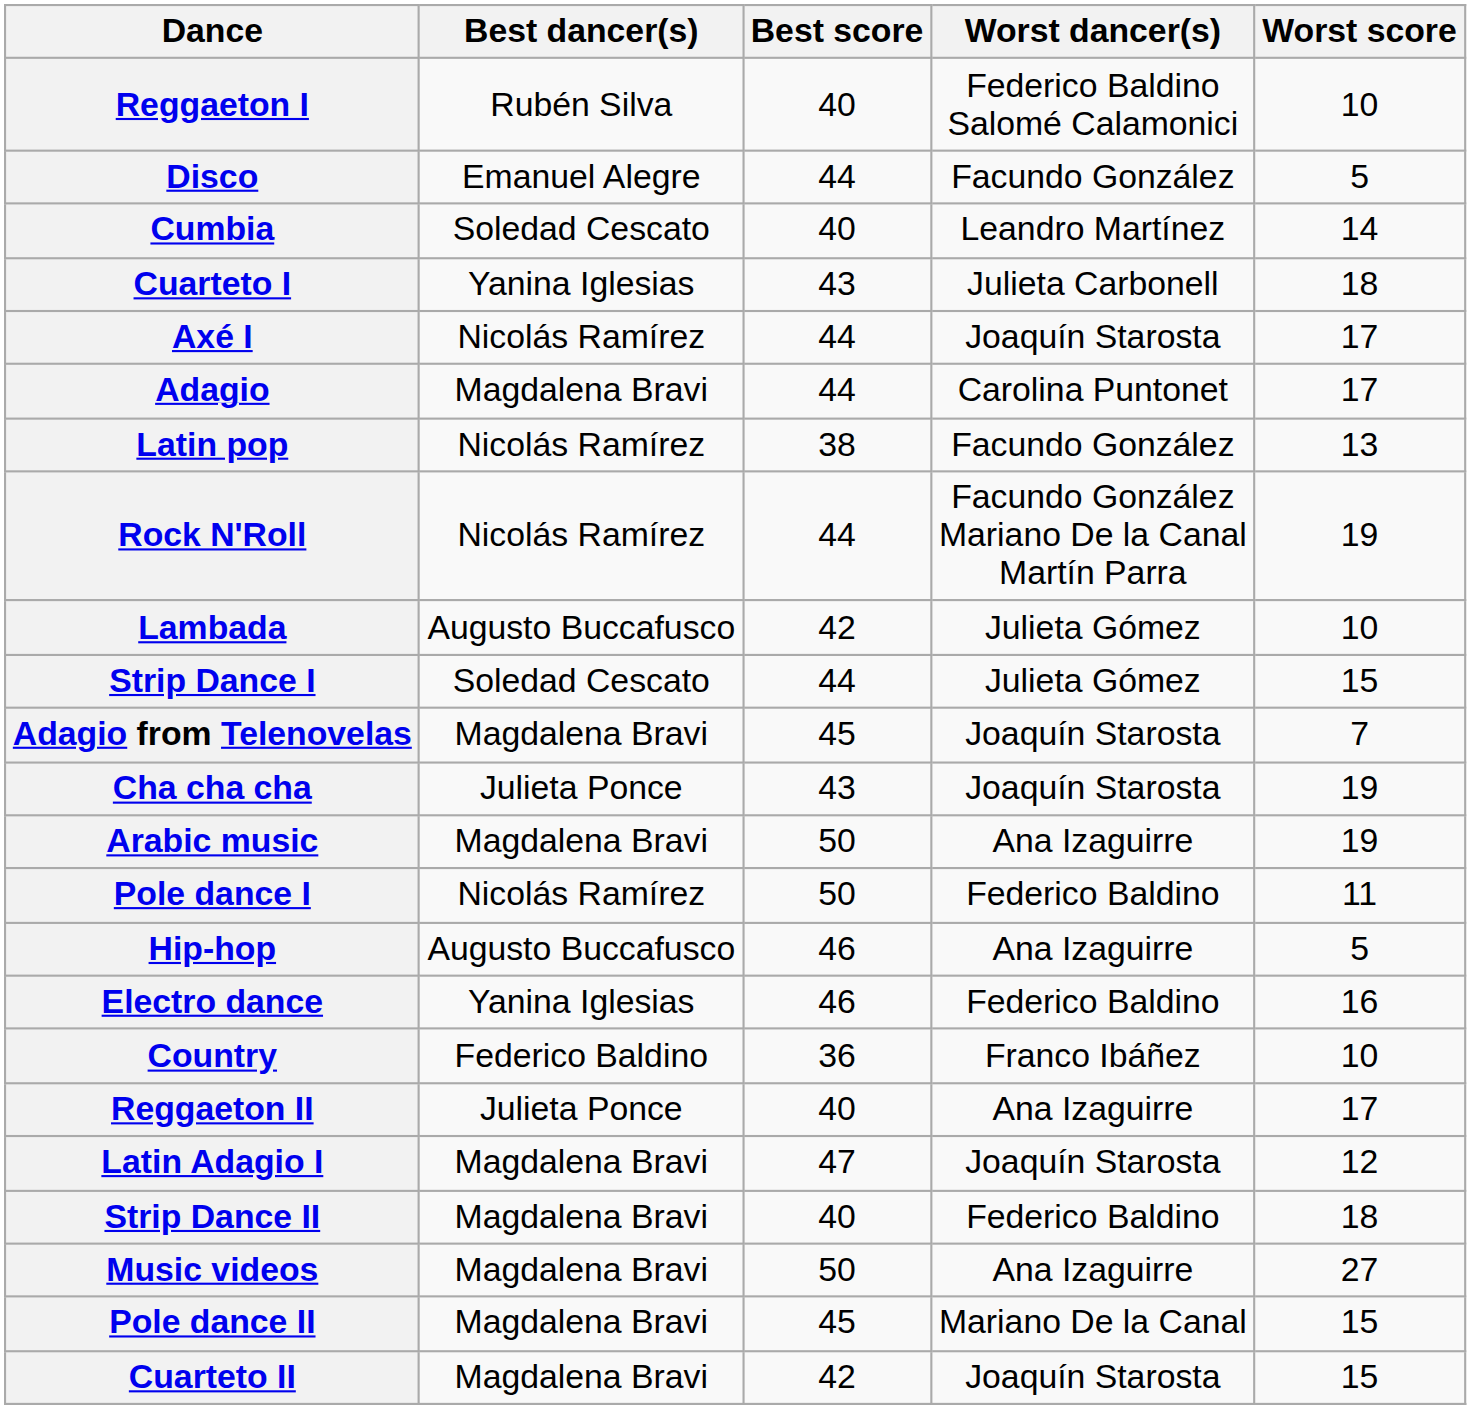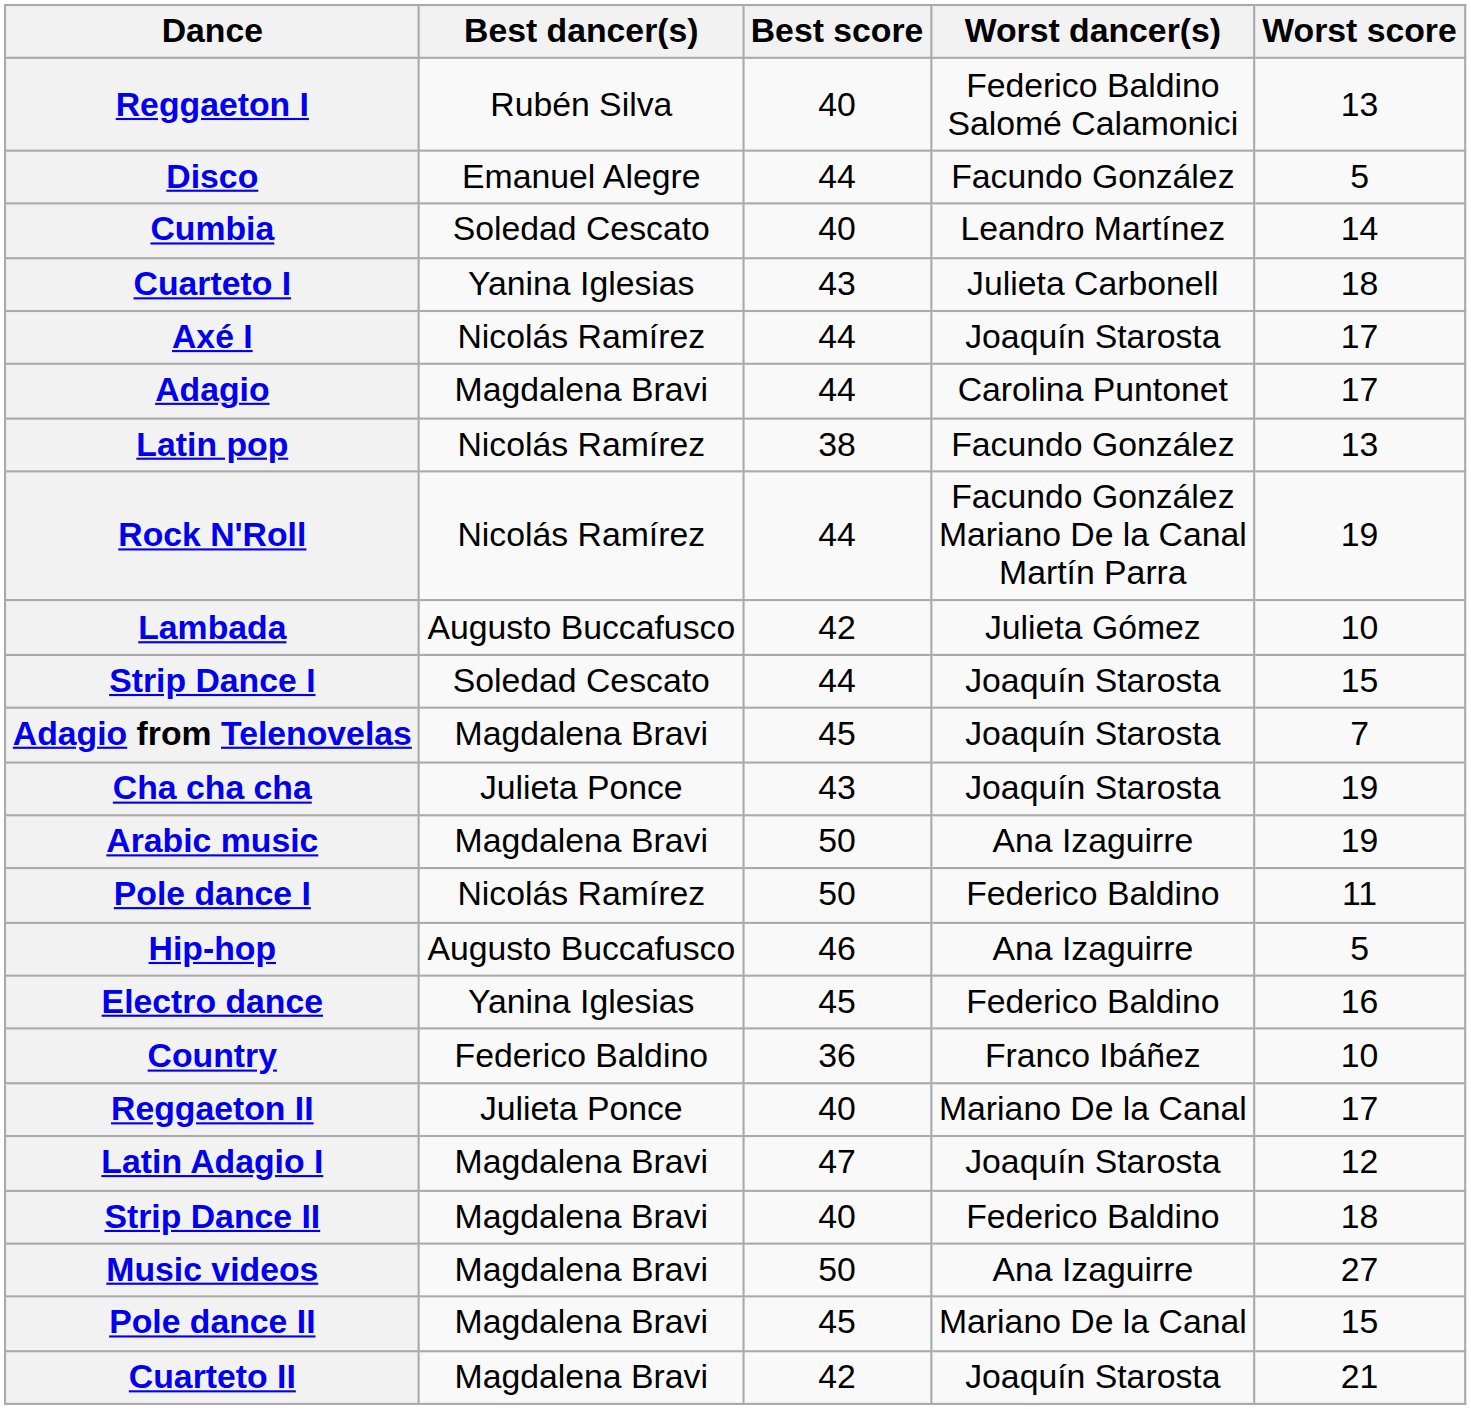(1360, 103) 10 -> (1360, 103) 13
(1093, 680) Julieta Gómez -> (1093, 680) Joaquín Starosta
(837, 1001) 46 -> (837, 1001) 45
(1093, 1108) Ana Izaguirre -> (1093, 1108) Mariano De la Canal
(1360, 1376) 15 -> (1360, 1376) 21
